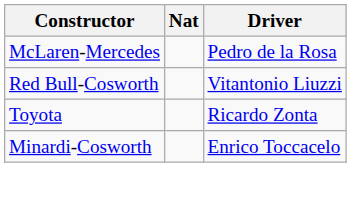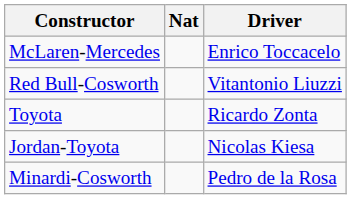(272, 52) Pedro de la Rosa -> (274, 52) Enrico Toccacelo
+ row: (64, 146)
(274, 146) Enrico Toccacelo -> (272, 178) Pedro de la Rosa
